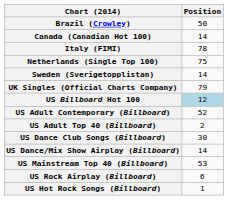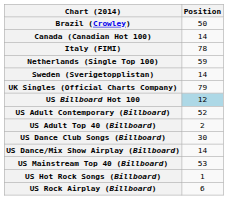(202, 62) 75 -> (202, 62) 59
rows swapped: (93, 189) <-> (93, 176)
